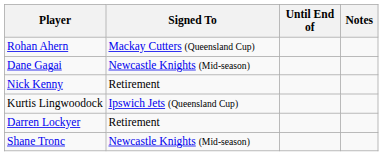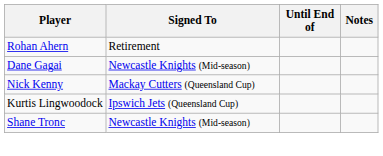(182, 46) Mackay Cutters (Queensland Cup) -> (134, 46) Retirement
(134, 84) Retirement -> (182, 84) Mackay Cutters (Queensland Cup)
- row: (44, 122)
